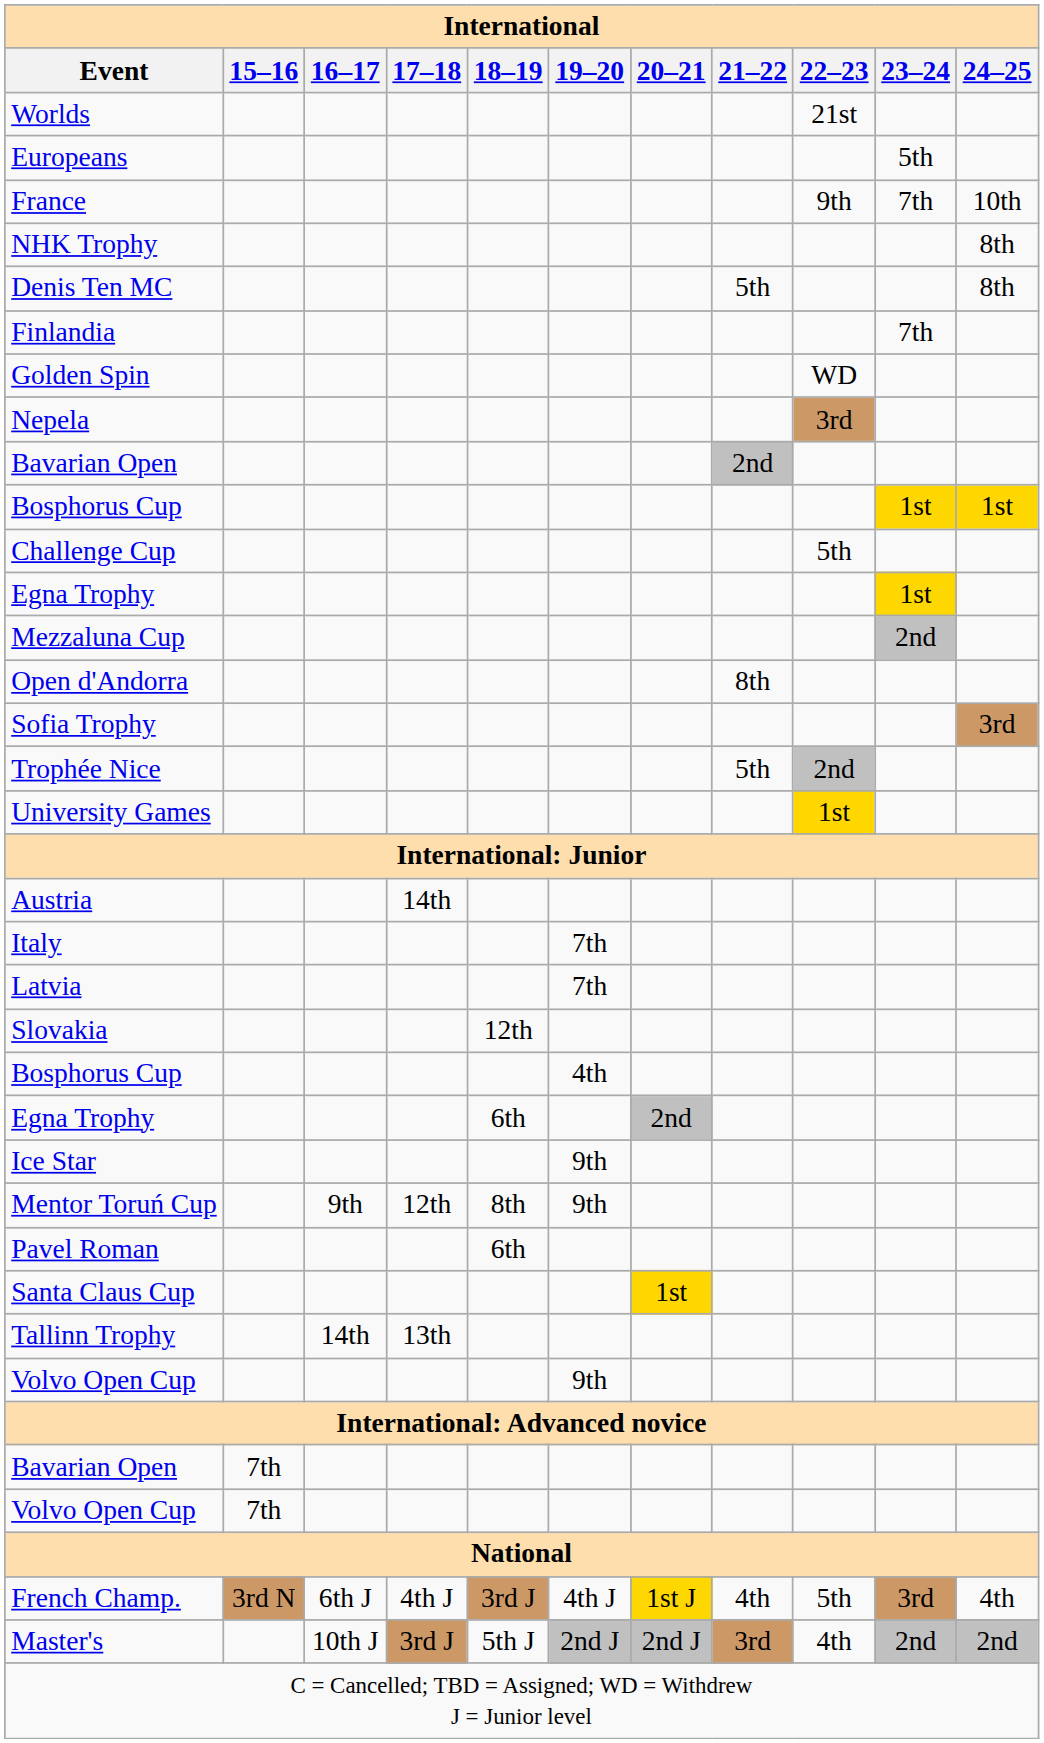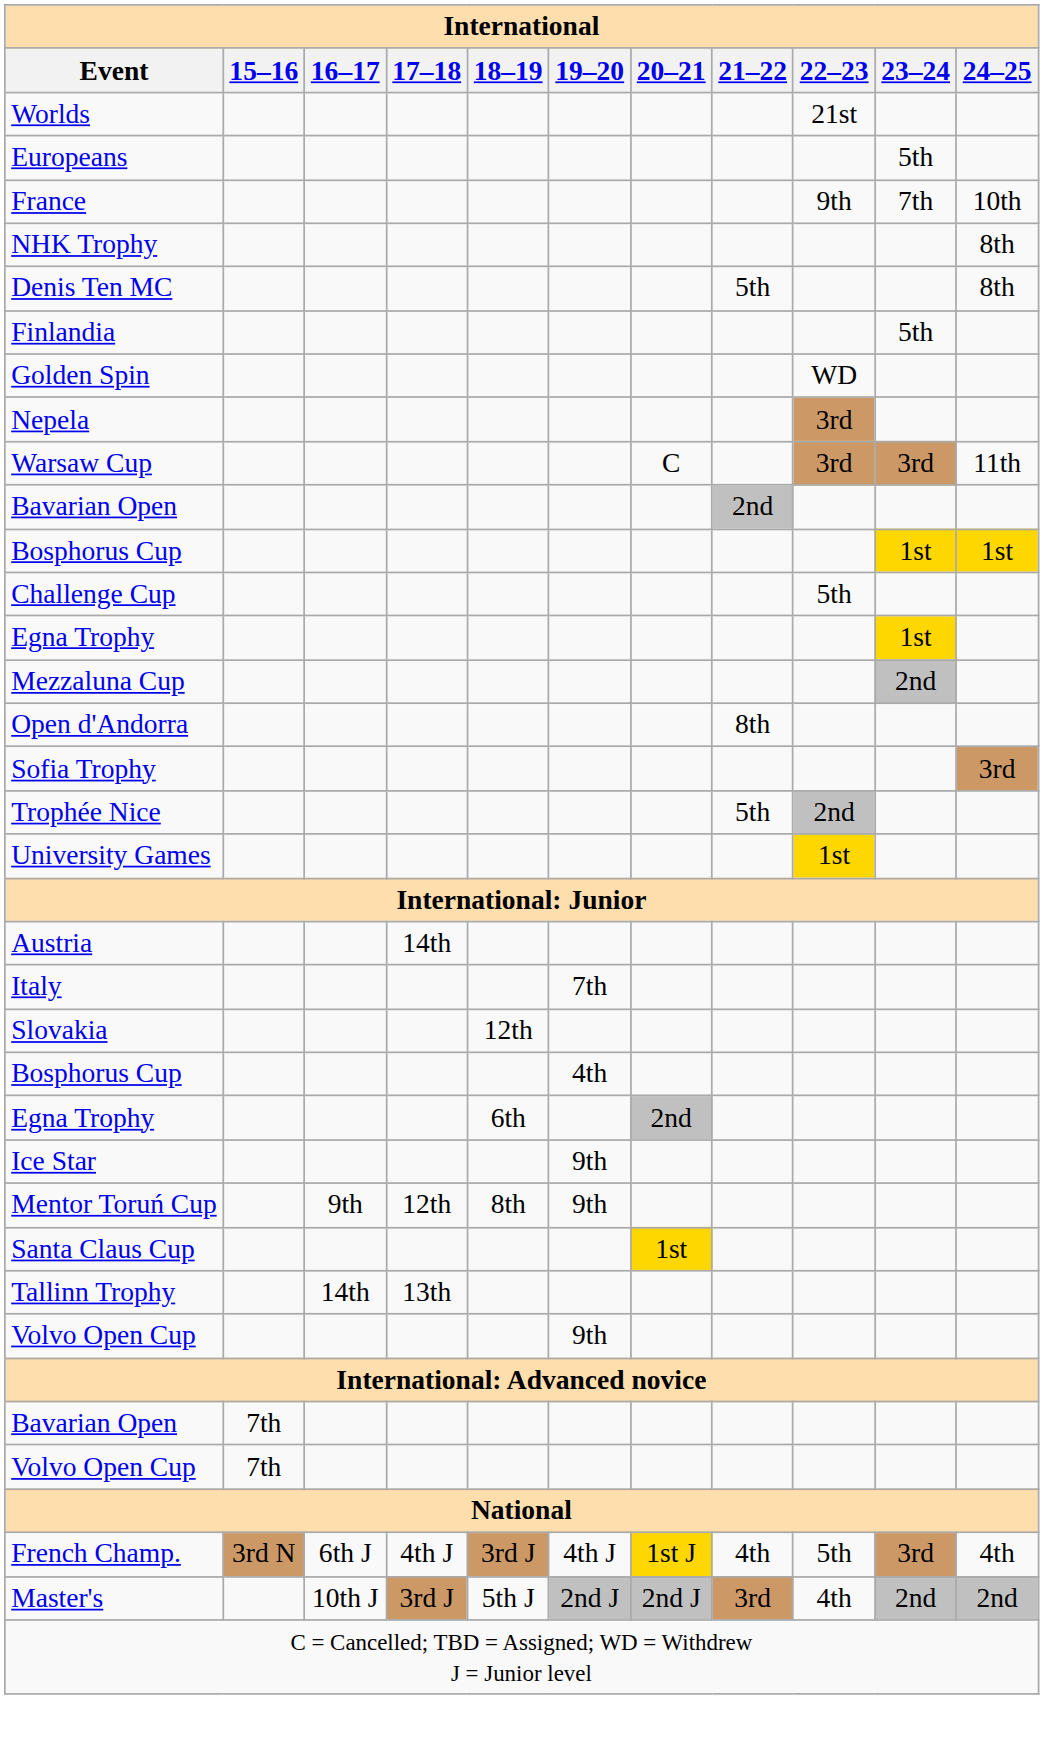(916, 331) 7th -> (916, 331) 5th
+ row: (82, 462)
- row: (46, 986)
- row: (85, 1248)
